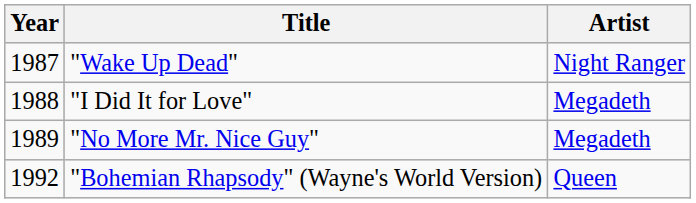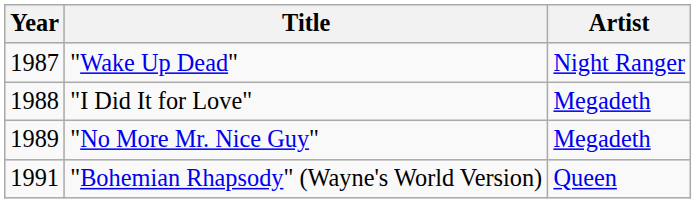(35, 178) 1992 -> (35, 178) 1991
